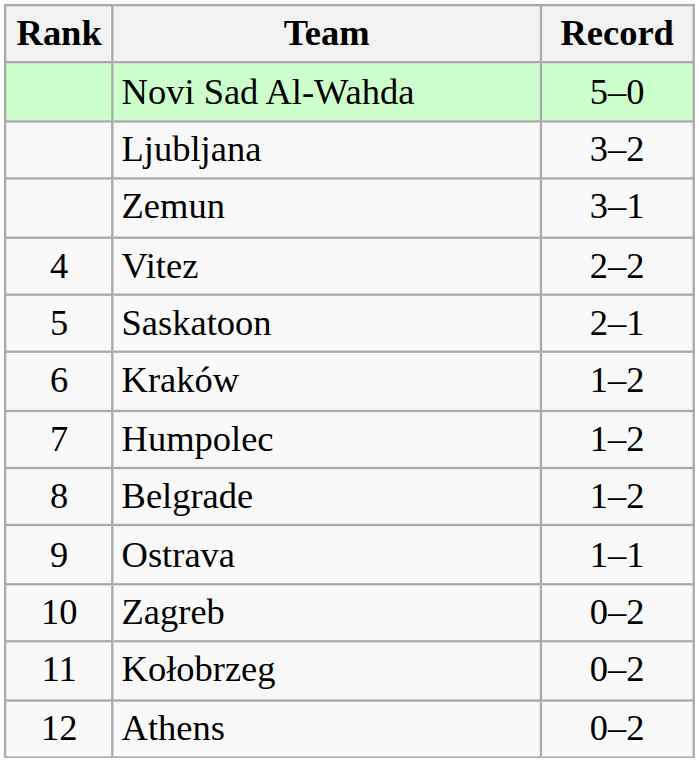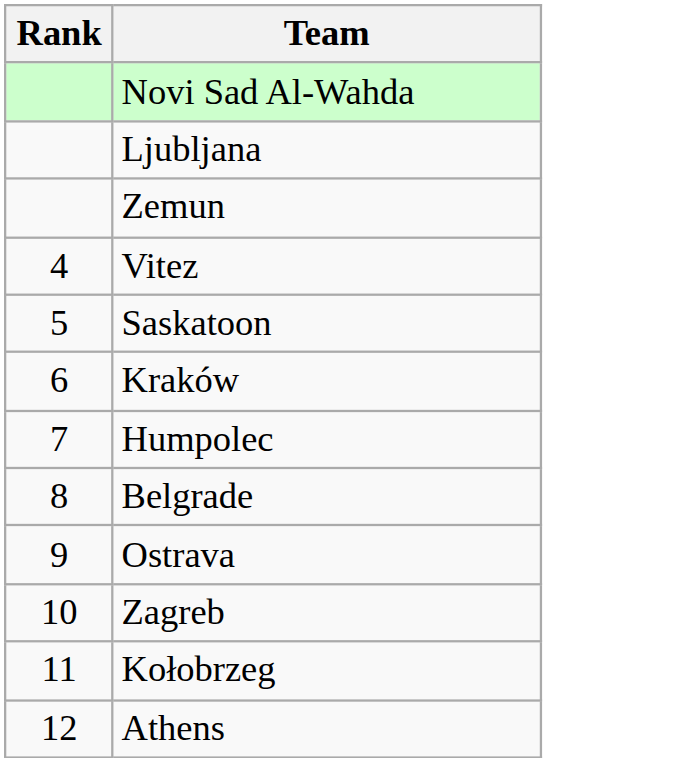- column: (617, 33)
